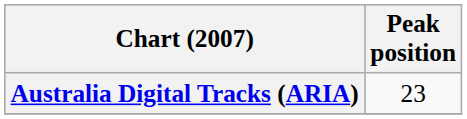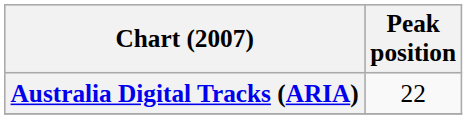(413, 93) 23 -> (413, 93) 22
